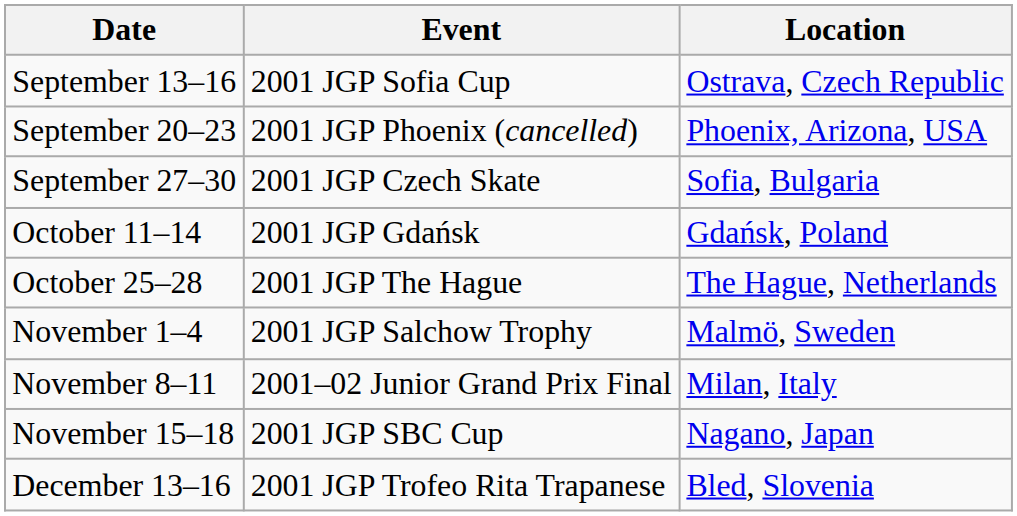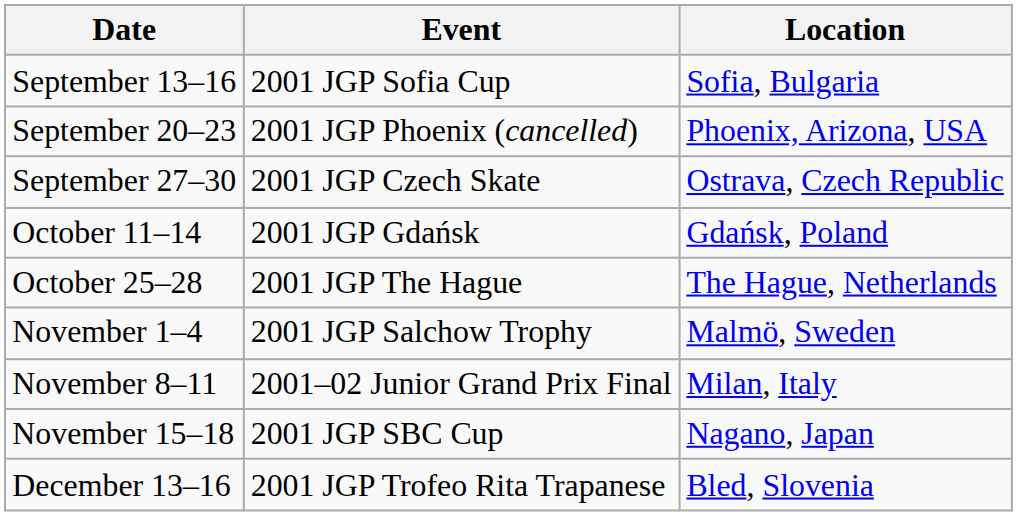(845, 80) Ostrava, Czech Republic -> (783, 80) Sofia, Bulgaria
(783, 181) Sofia, Bulgaria -> (845, 181) Ostrava, Czech Republic
